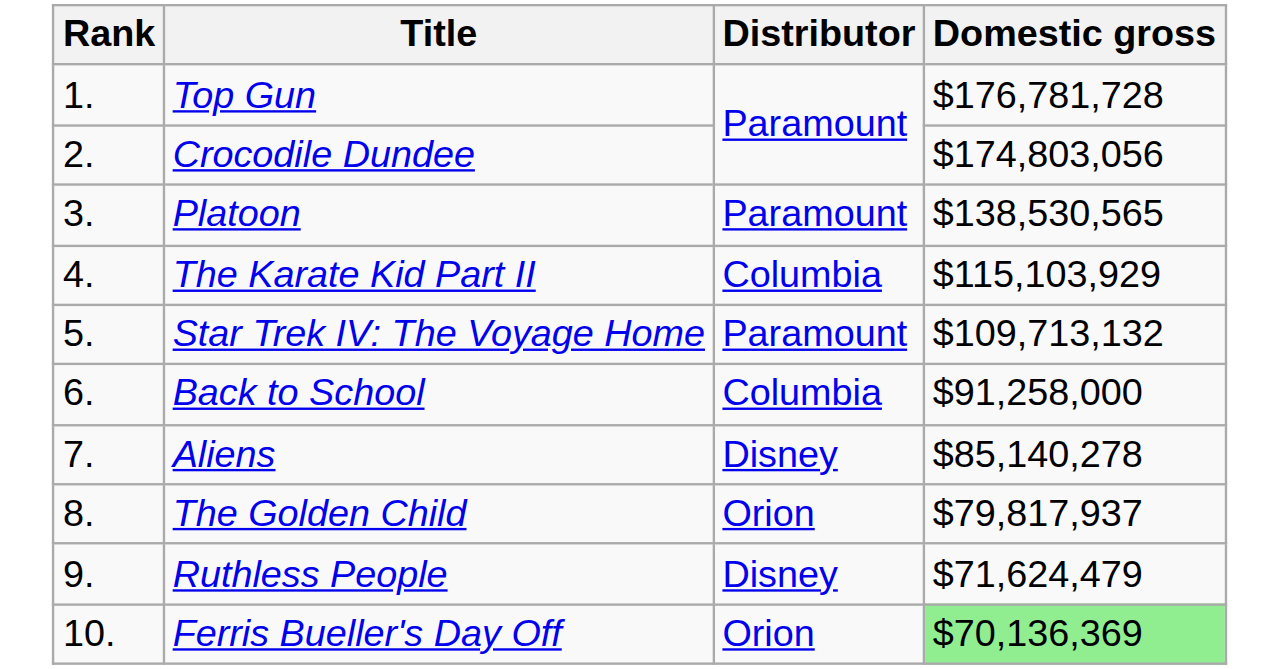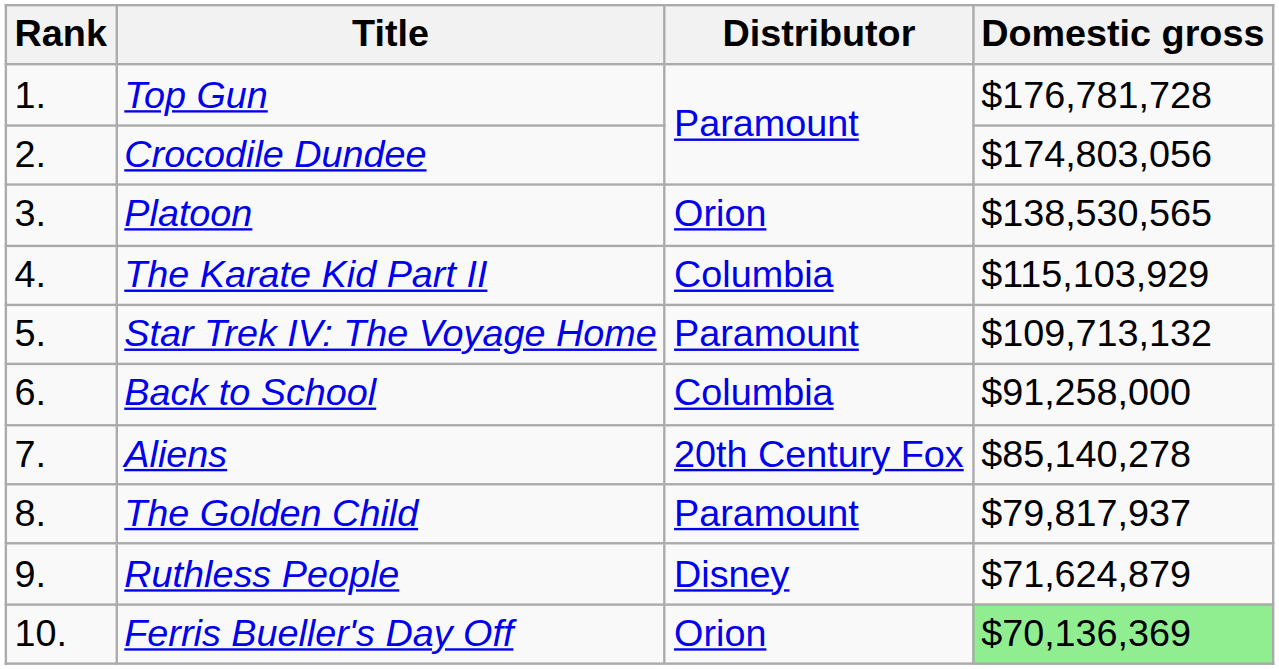(815, 214) Paramount -> (720, 214) Orion
(780, 453) Disney -> (819, 453) 20th Century Fox
(769, 513) Orion -> (766, 513) Paramount
(1038, 573) $71,624,479 -> (1086, 573) $71,624,879
